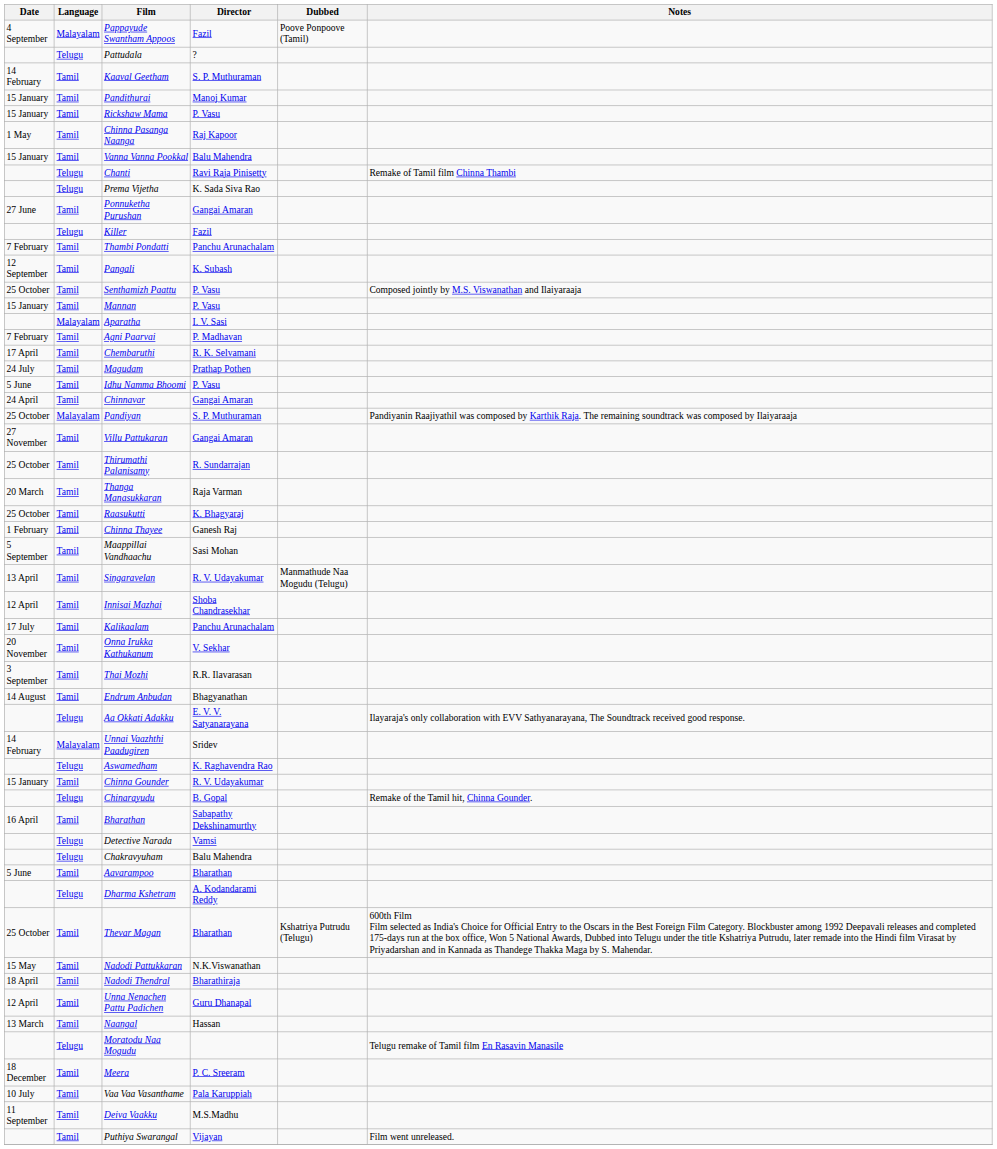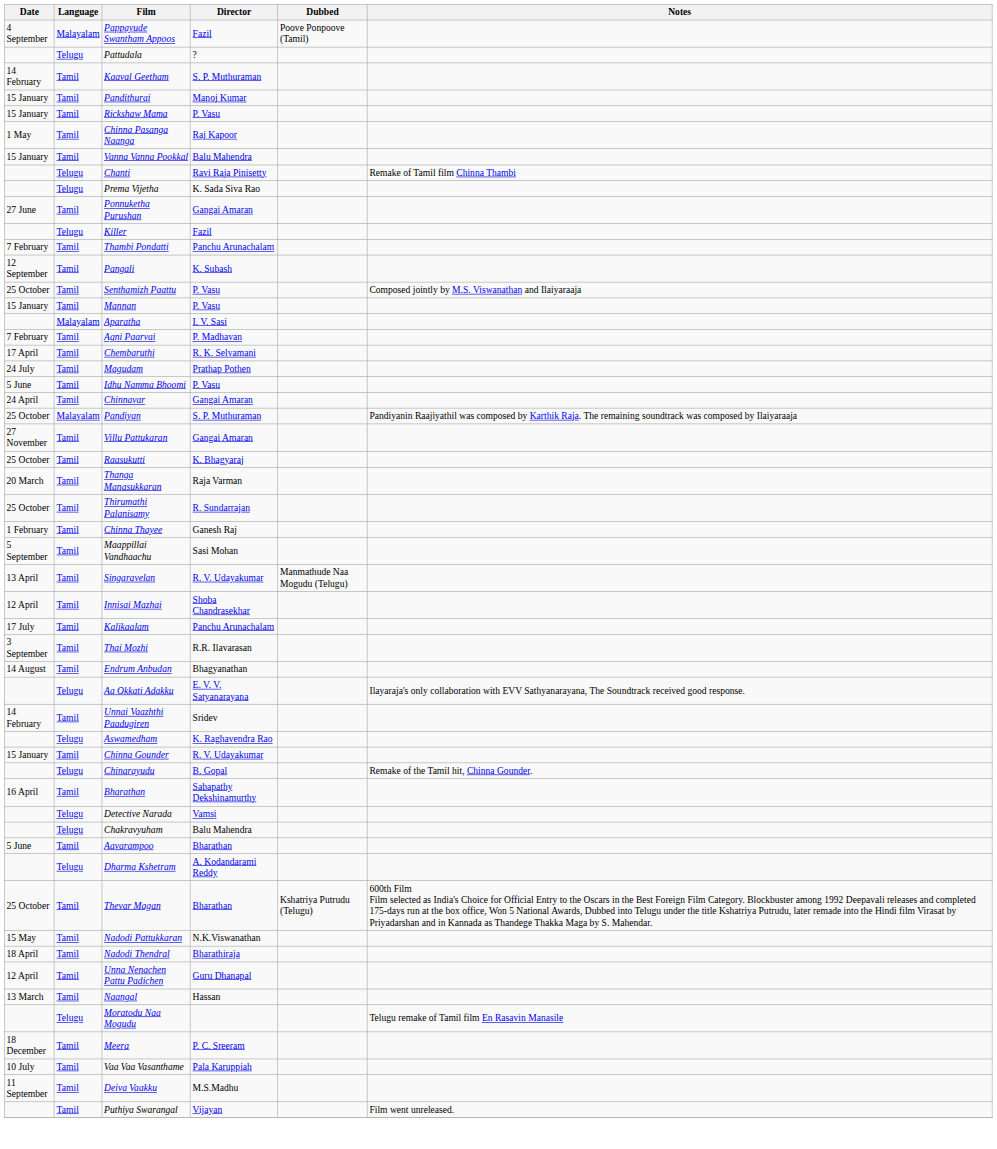rows swapped: (127, 465) <-> (125, 513)
- row: (129, 648)
(78, 745) Malayalam -> (68, 718) Tamil
